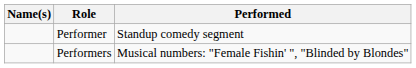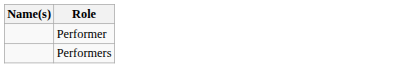- column: (263, 14)
